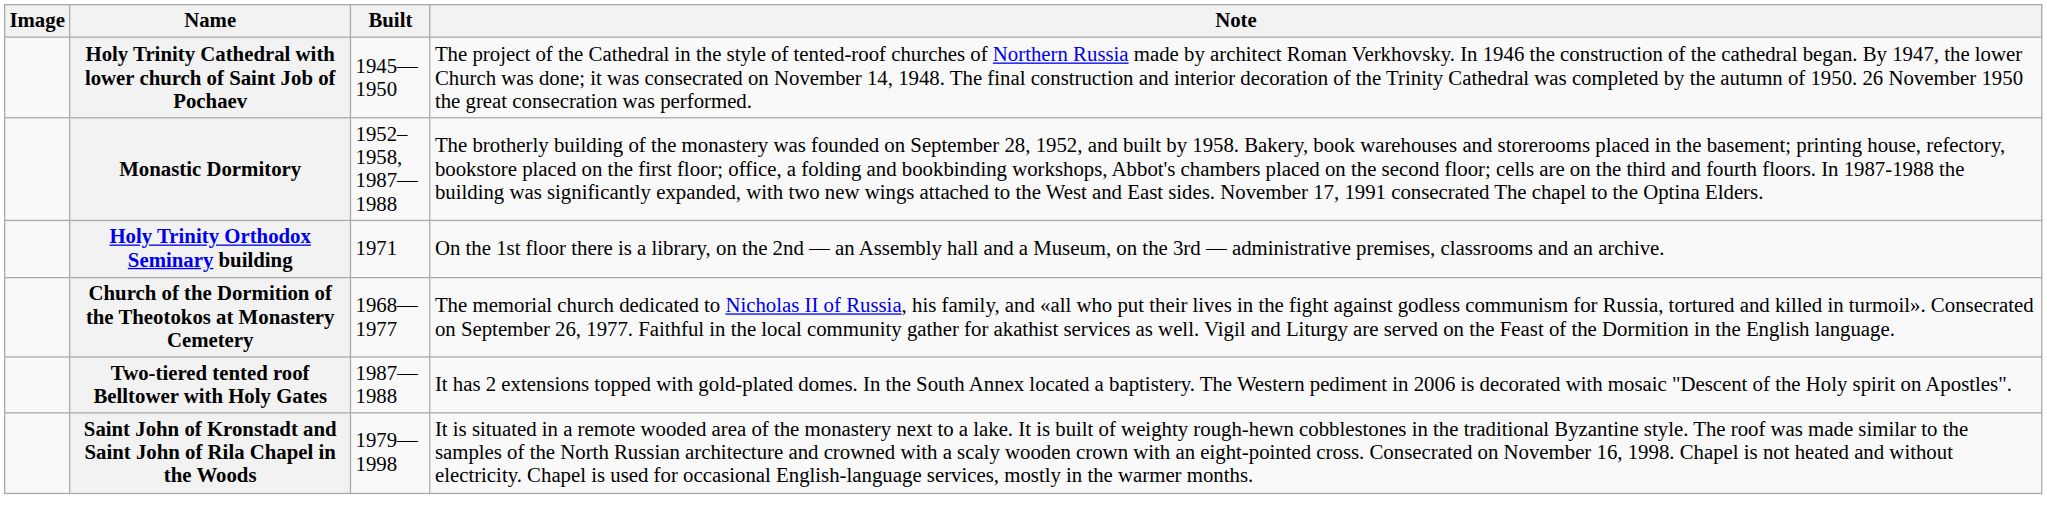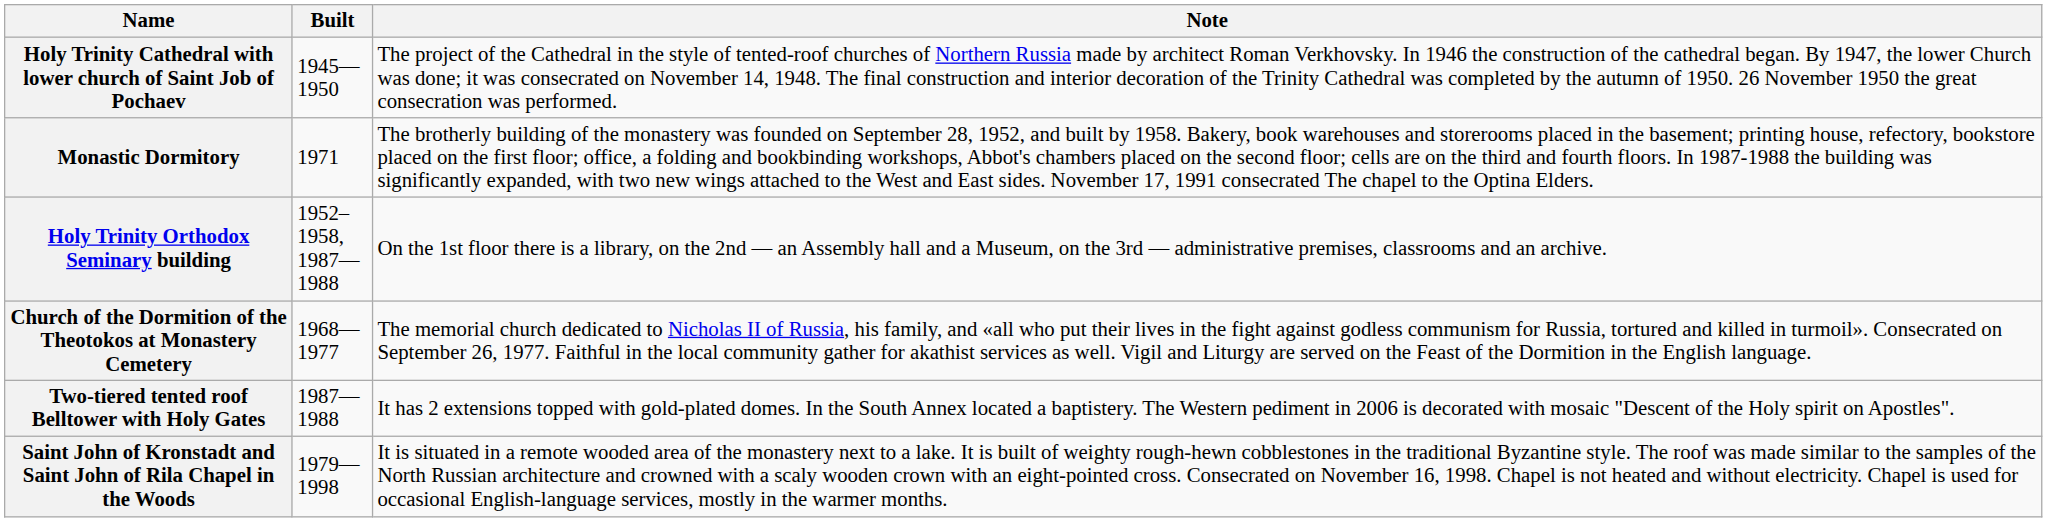- column: (37, 20)
(387, 168) 1952–1958, 1987—1988 -> (318, 157) 1971
(376, 248) 1971 -> (328, 248) 1952–1958, 1987—1988
